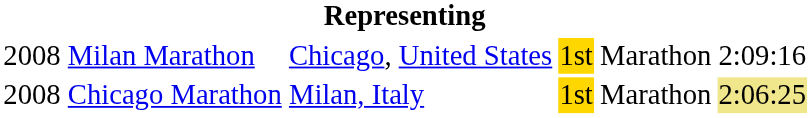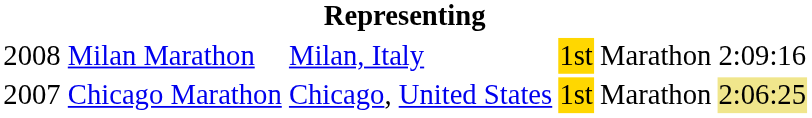(421, 55) Chicago, United States -> (357, 55) Milan, Italy
(32, 94) 2008 -> (32, 94) 2007
(357, 94) Milan, Italy -> (421, 94) Chicago, United States
